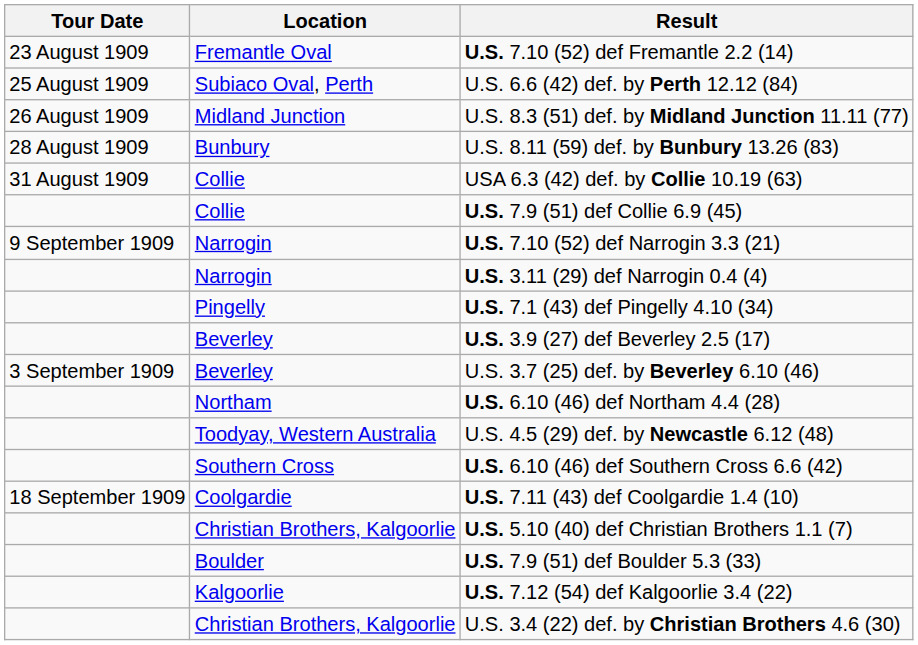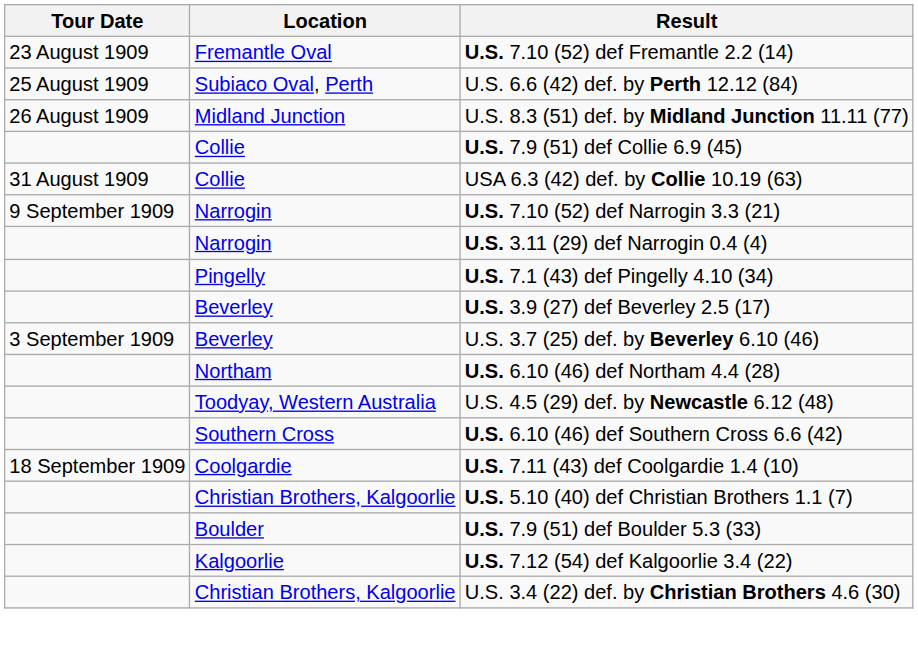- row: (652, 148)
rows swapped: (604, 211) <-> (634, 180)
